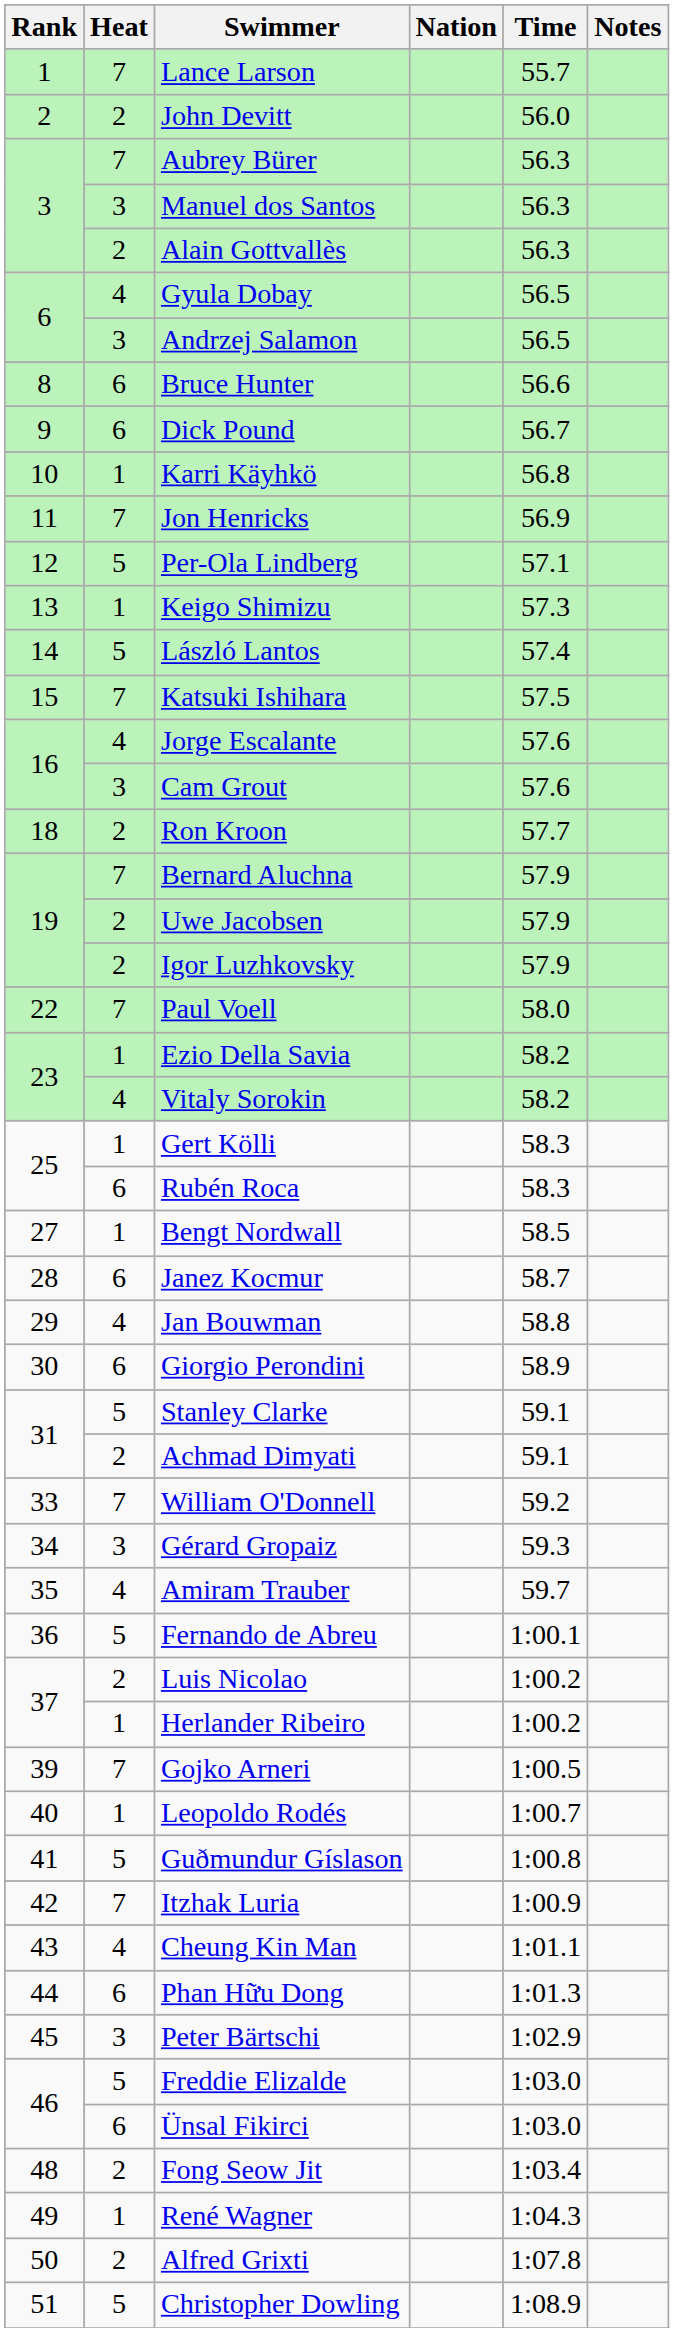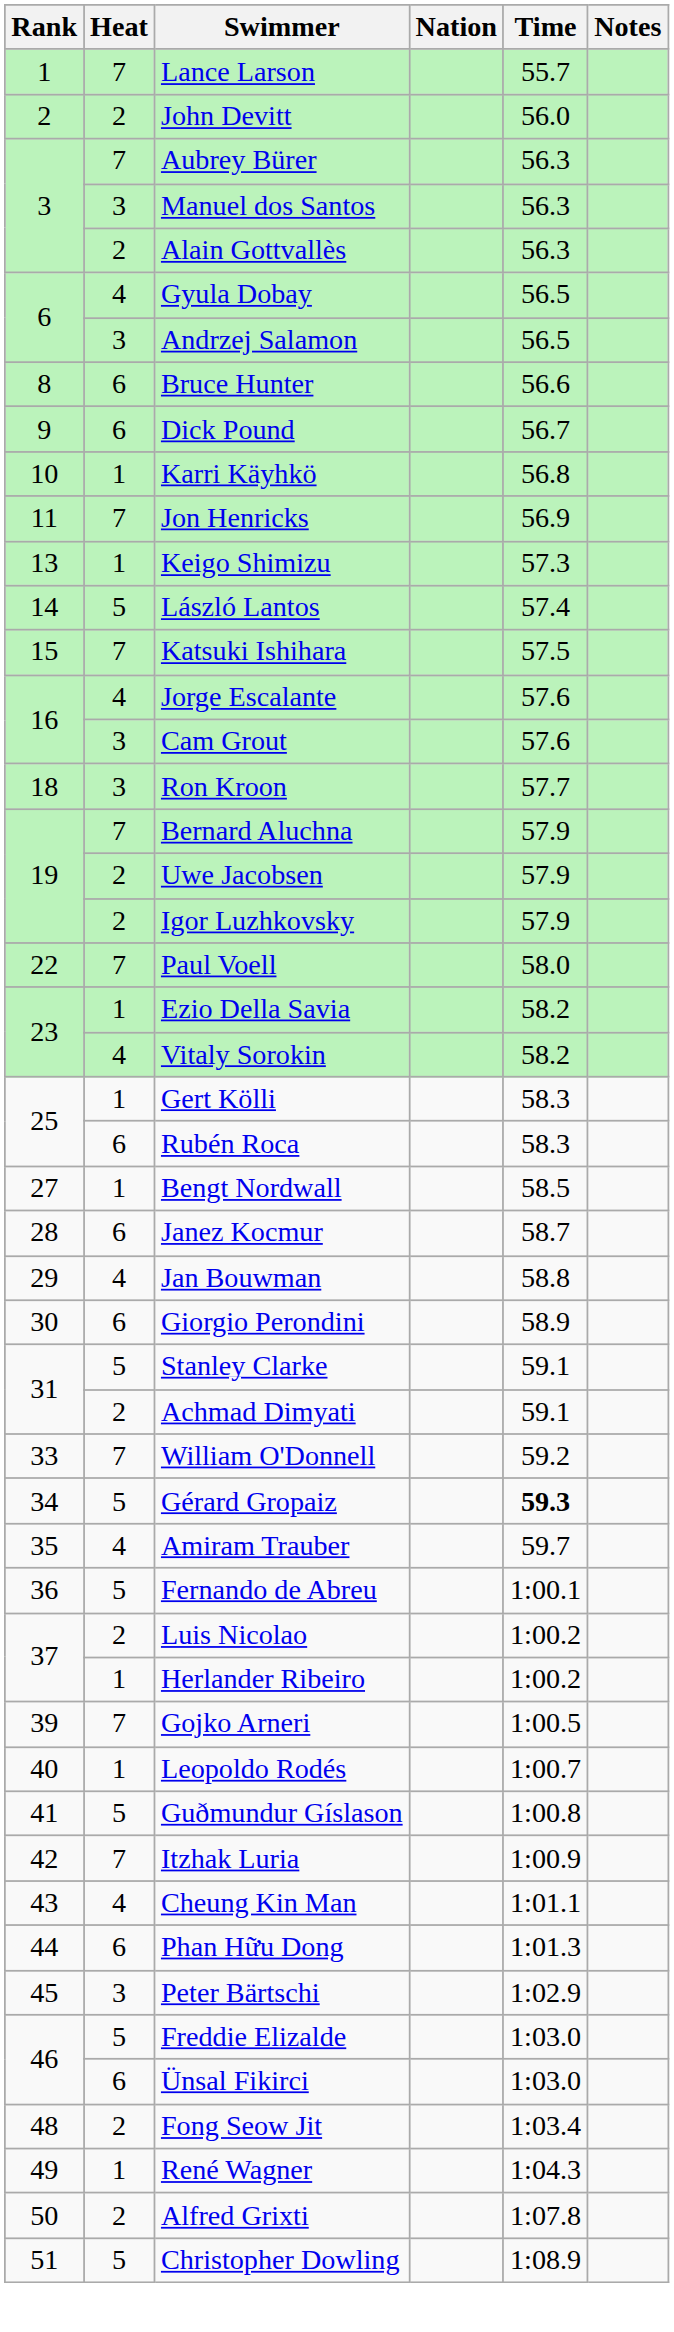- row: (259, 562)
(119, 830) 2 -> (119, 786) 3
(119, 1545) 3 -> (119, 1500) 5
(546, 1545) normal -> (546, 1500) bold
